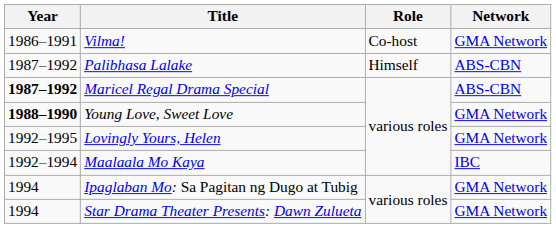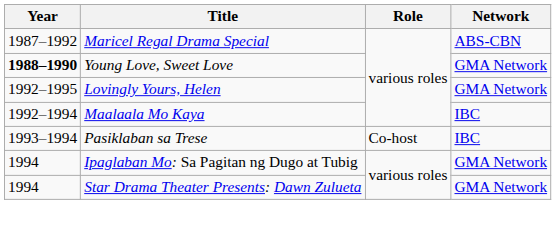- row: (105, 41)
- row: (138, 65)
(43, 89) bold -> (43, 41) normal
+ row: (146, 138)
